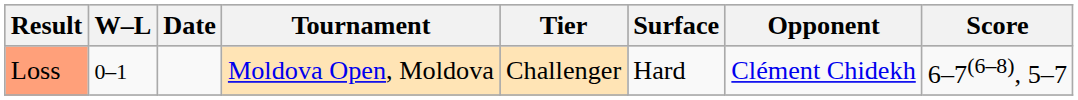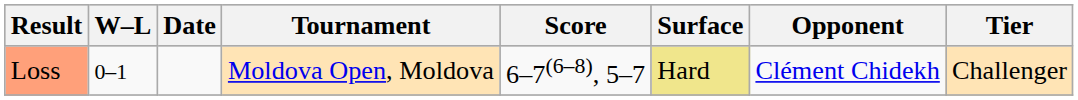columns swapped: (564, 25) <-> (997, 25)
(660, 70) no background -> (684, 70) khaki background
